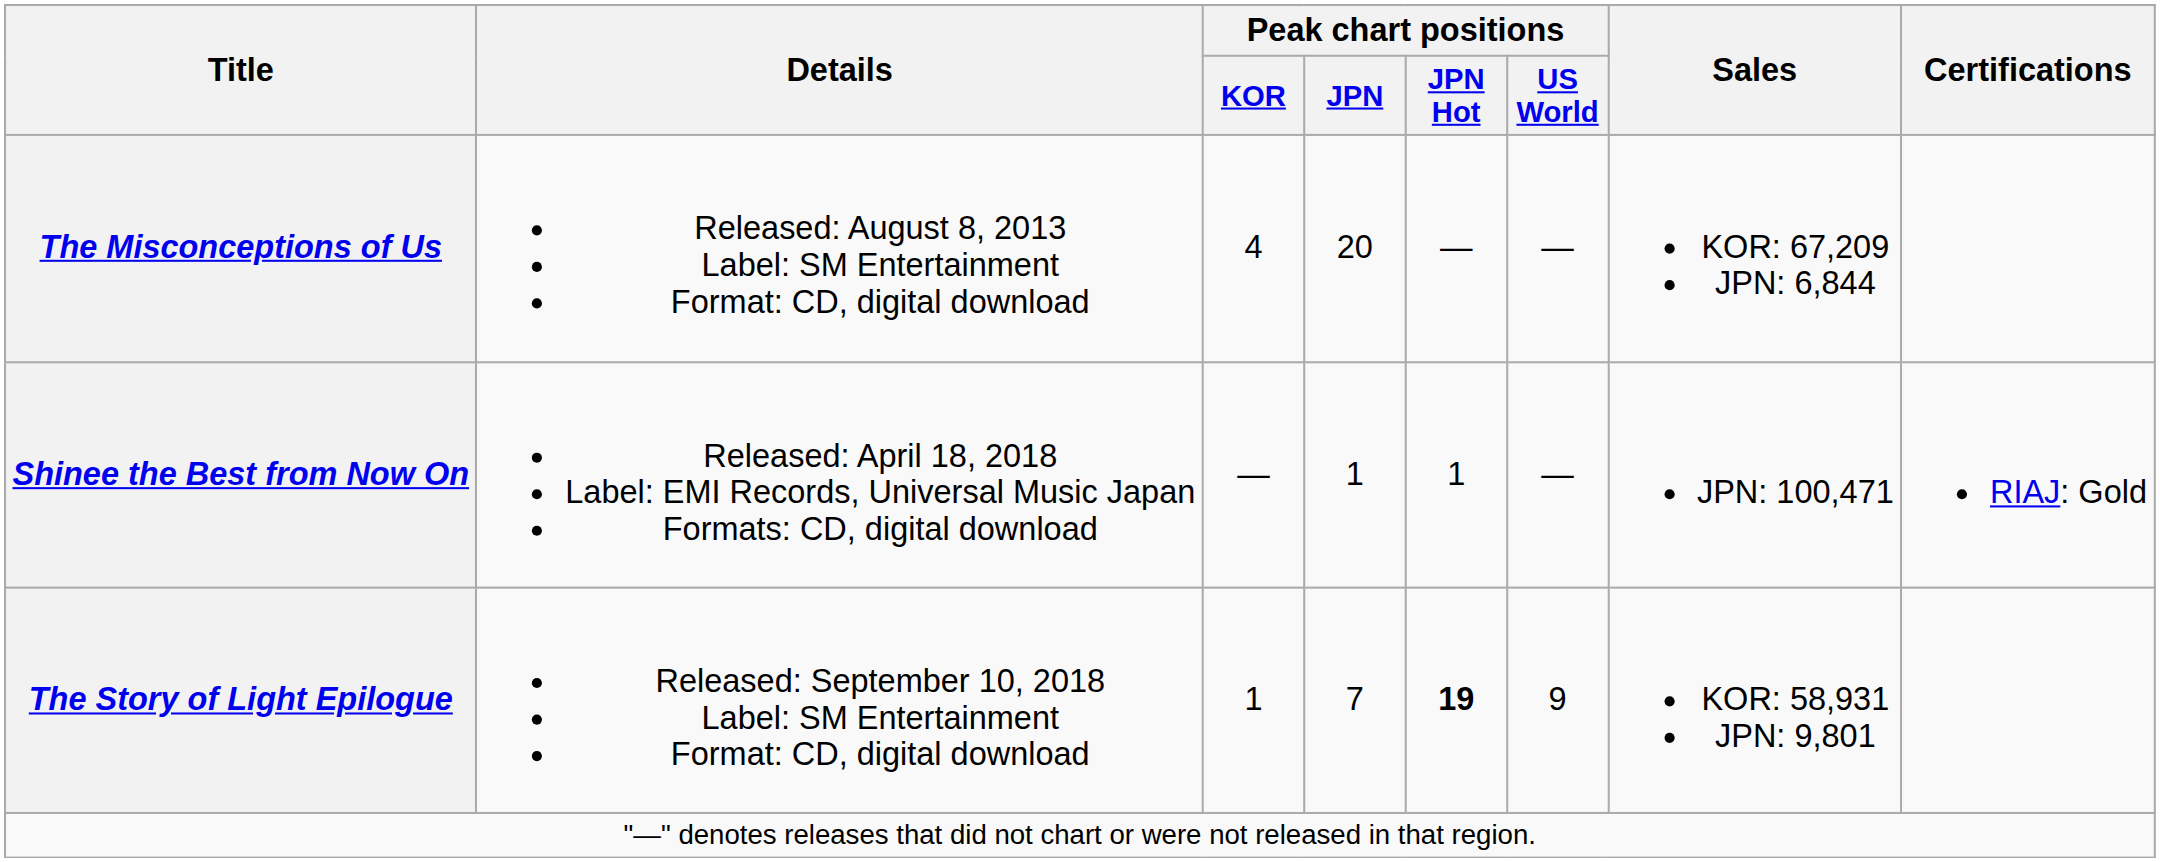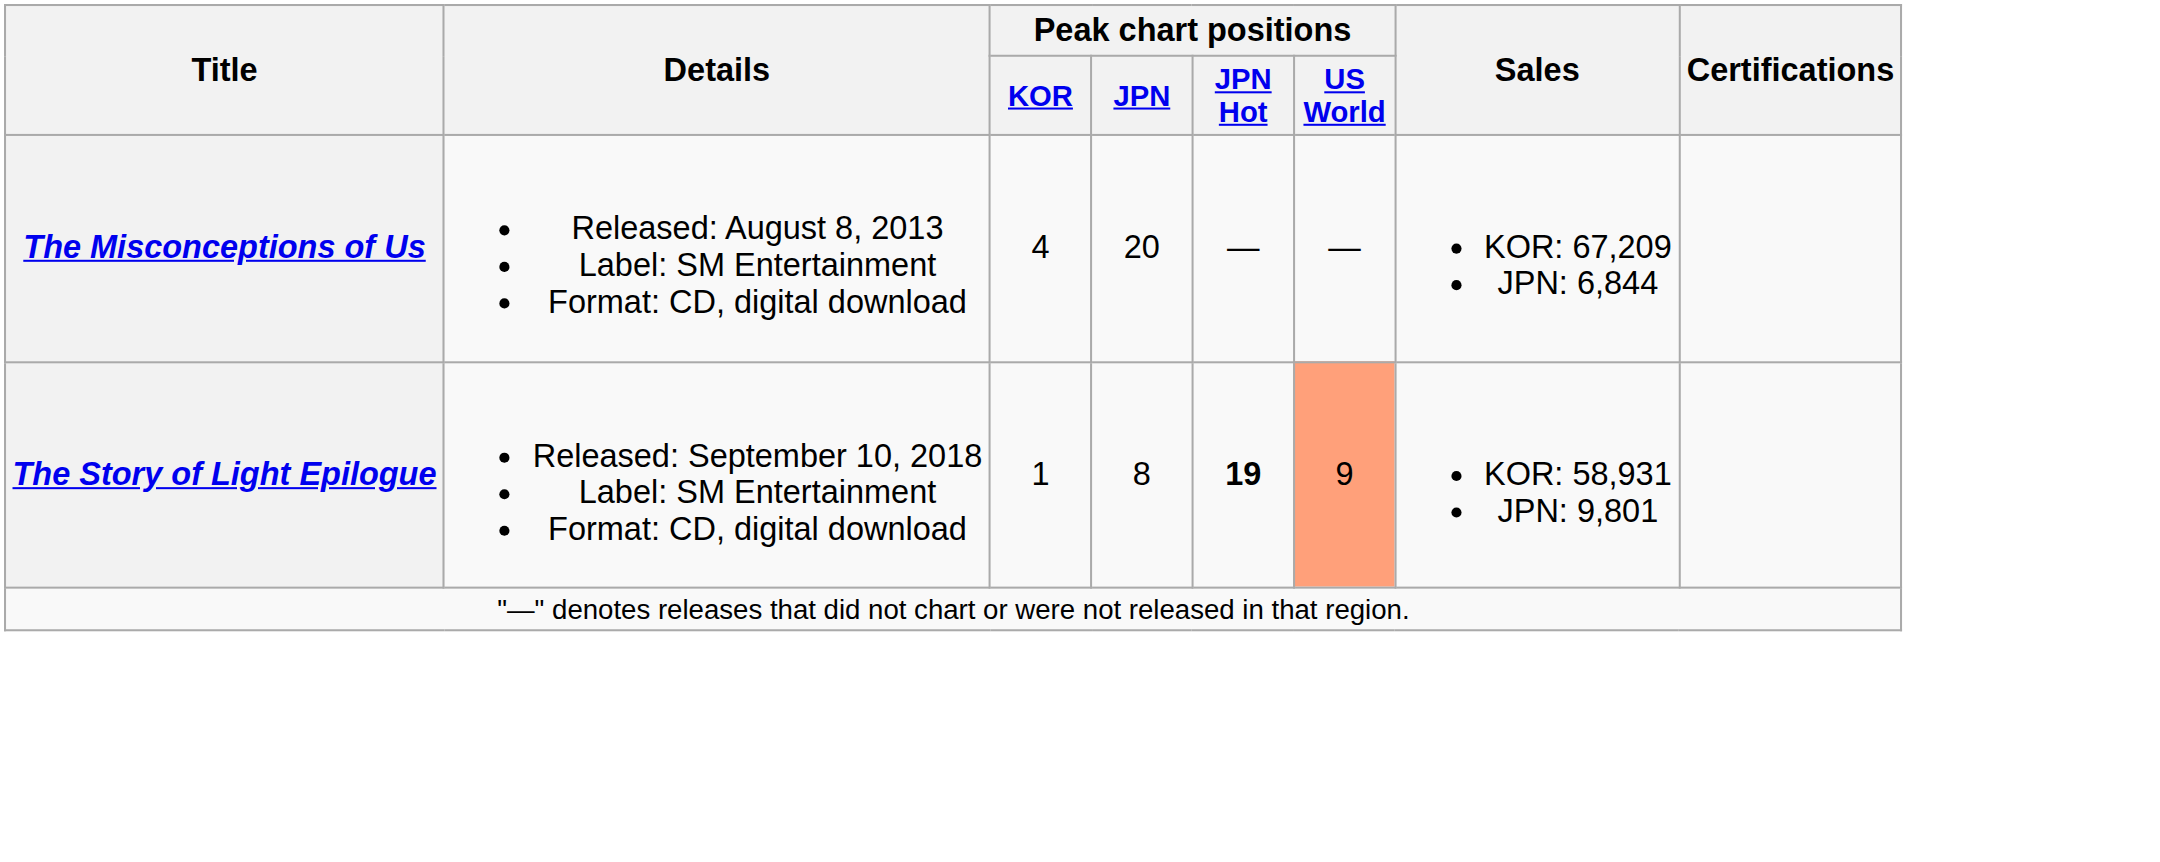- row: (241, 473)
(1355, 699) 7 -> (1142, 473) 8
(1558, 699) no background -> (1345, 473) lightsalmon background
